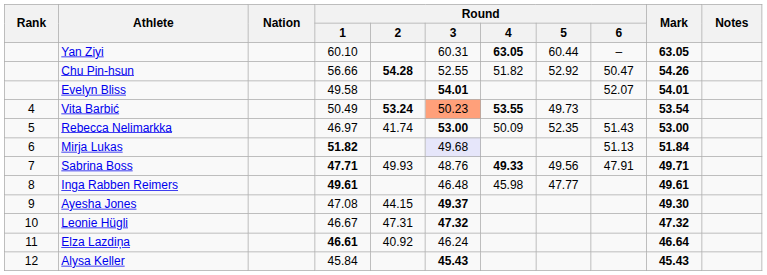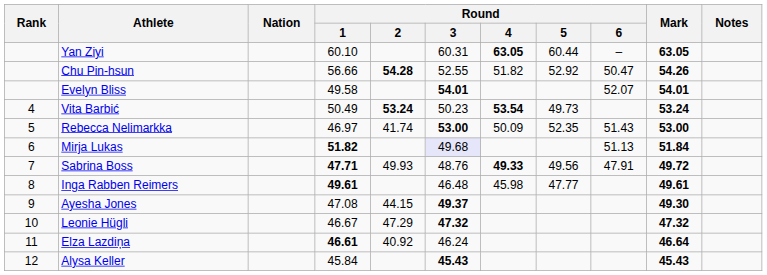(453, 109) lightsalmon background -> (453, 109) no background
(508, 109) 53.55 -> (508, 109) 53.54
(674, 109) 53.54 -> (674, 109) 53.24
(674, 166) 49.71 -> (674, 166) 49.72
(398, 223) 47.31 -> (398, 223) 47.29
